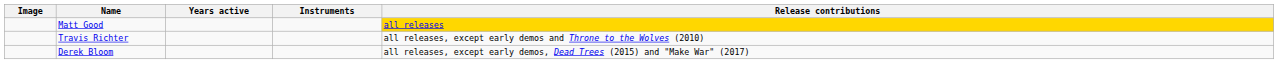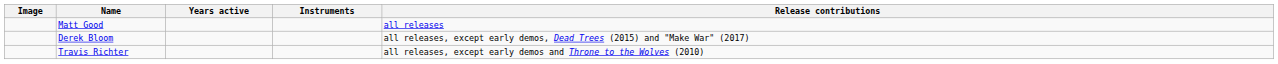(414, 25) gold background -> (414, 25) no background
rows swapped: (86, 52) <-> (93, 38)
